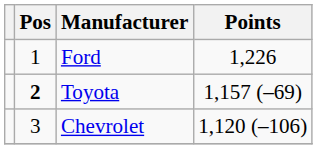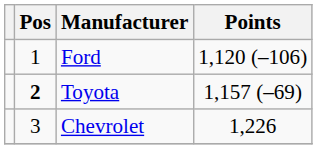(253, 56) 1,226 -> (253, 56) 1,120 (–106)
(253, 126) 1,120 (–106) -> (253, 126) 1,226
